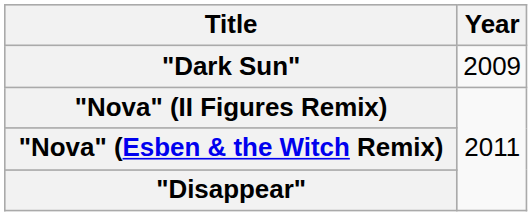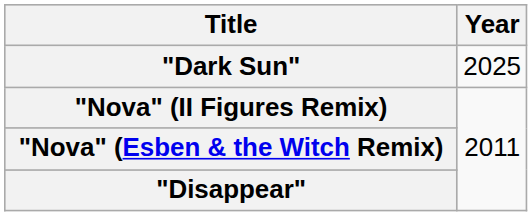(492, 66) 2009 -> (492, 66) 2025
